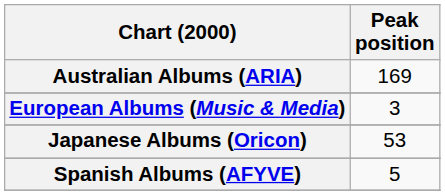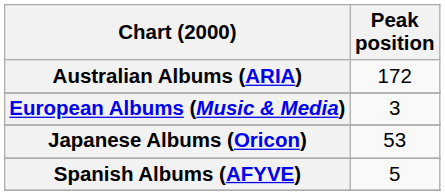(395, 76) 169 -> (395, 76) 172
